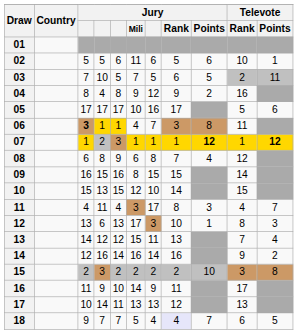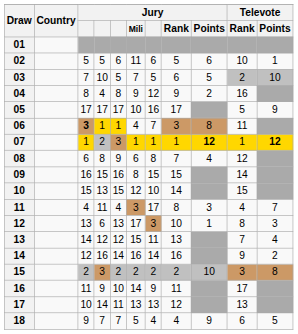(275, 77) 11 -> (275, 77) 10
(275, 110) 6 -> (275, 110) 9
(176, 321) lavender background -> (176, 321) no background
(209, 321) 7 -> (209, 321) 9
